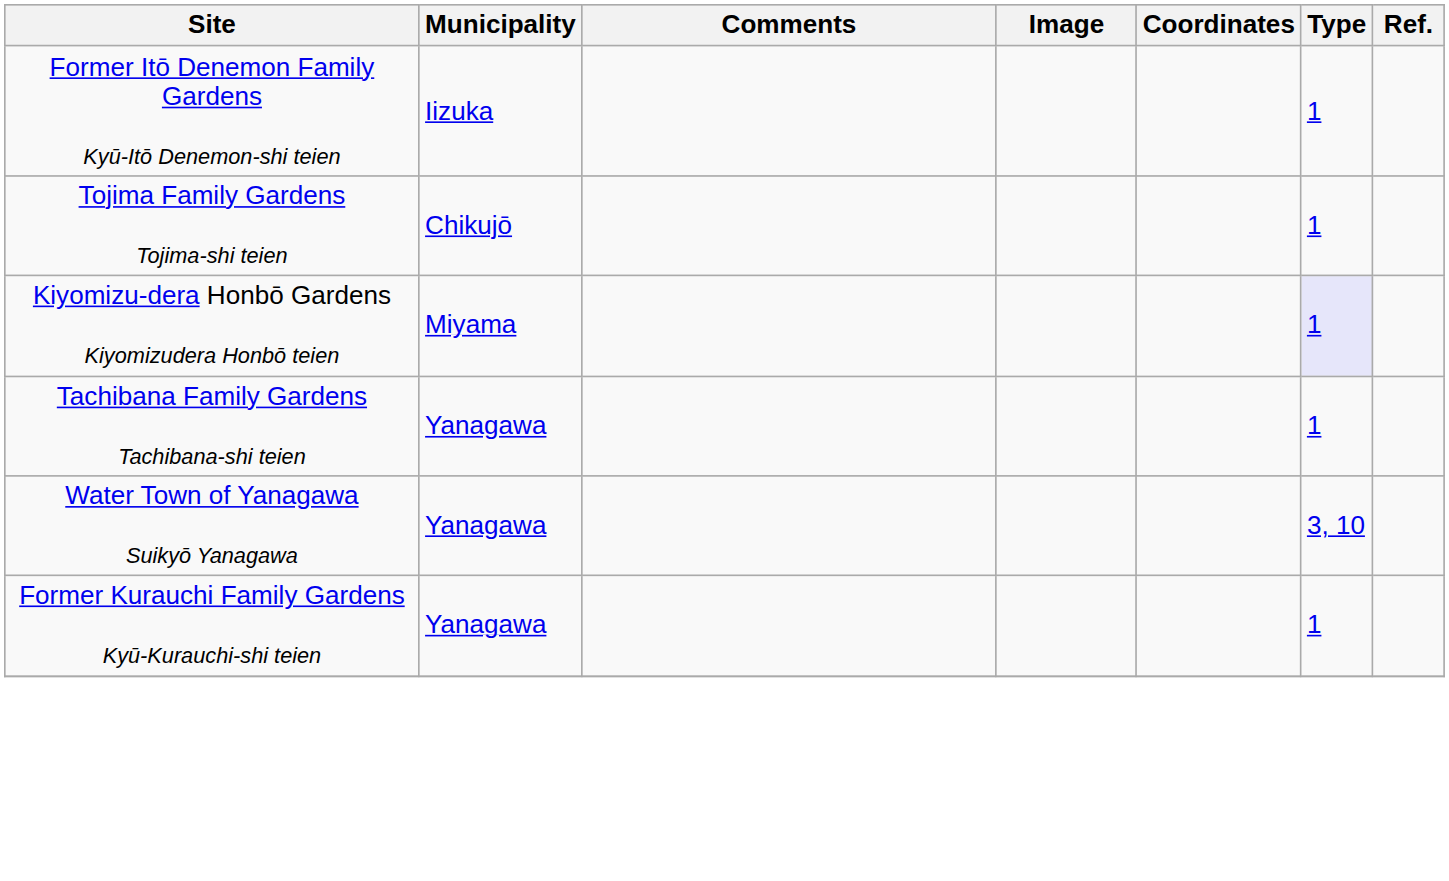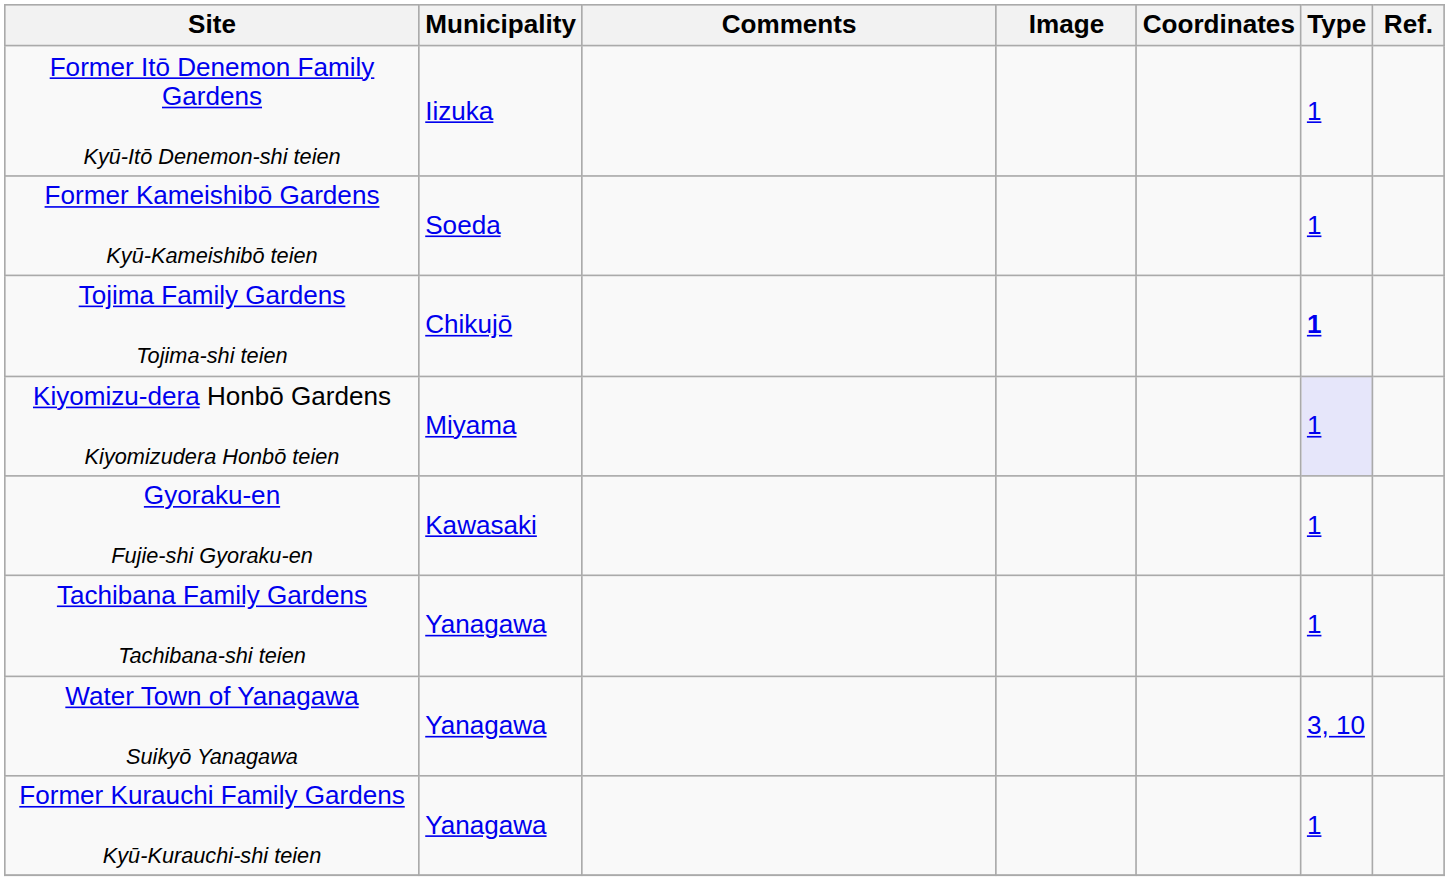+ row: (212, 225)
(1314, 225) normal -> (1314, 325) bold
+ row: (212, 525)
